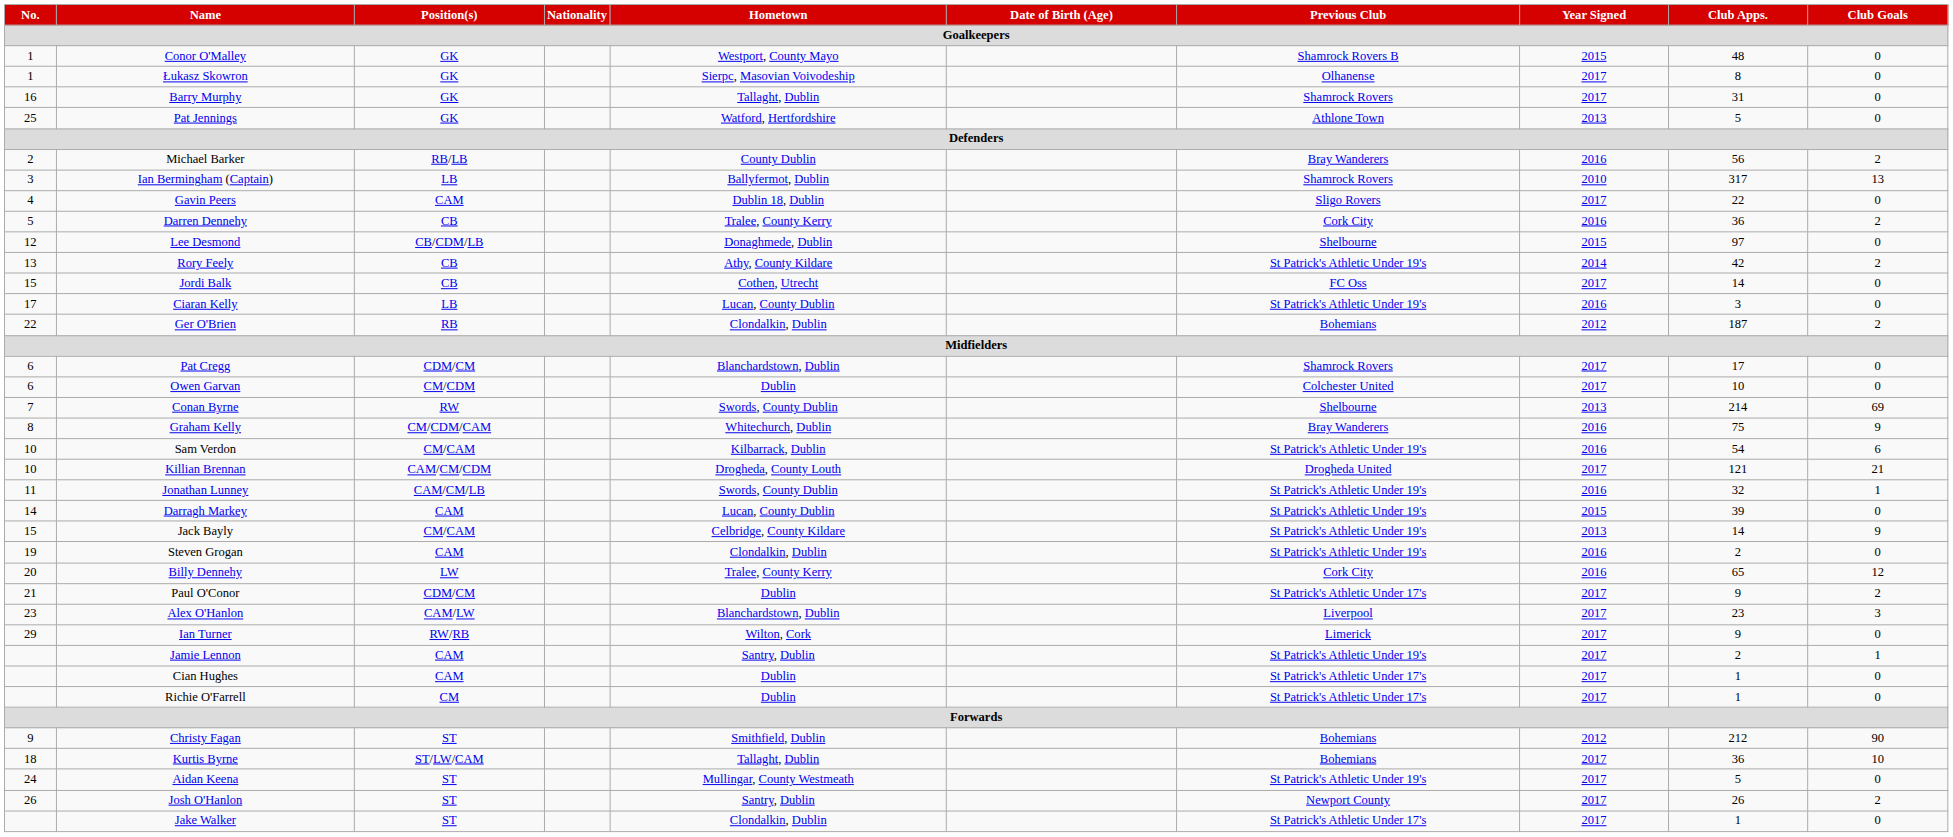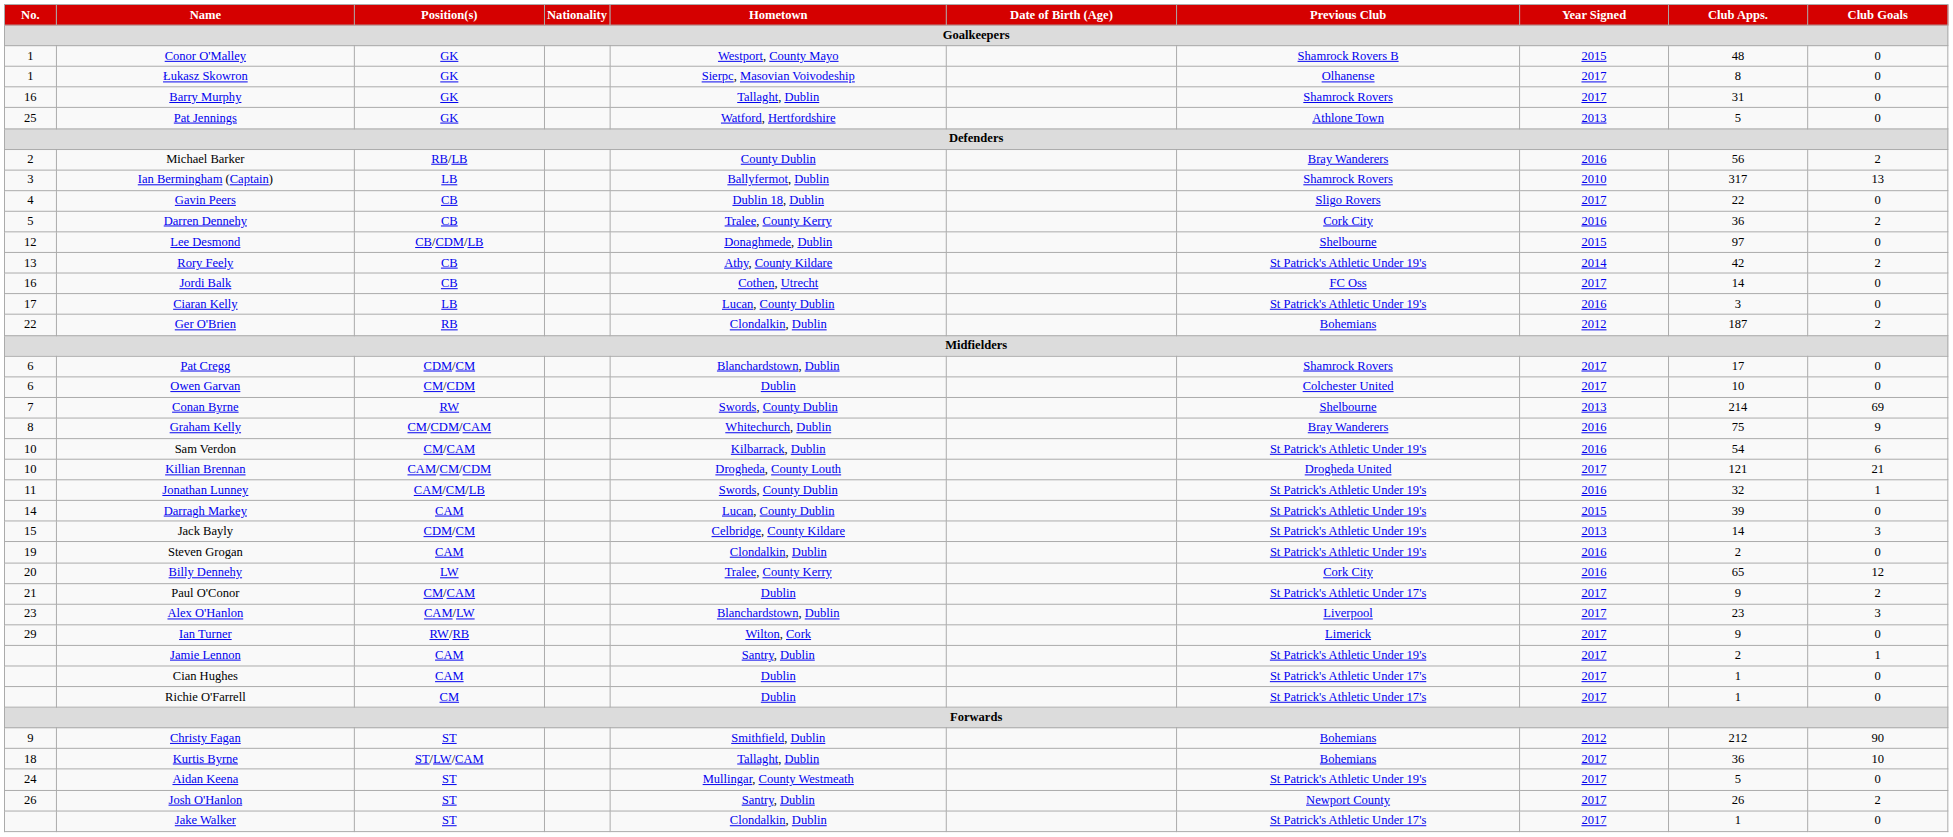(449, 200) CAM -> (449, 200) CB
(30, 283) 15 -> (30, 283) 16
(449, 531) CM/CAM -> (449, 531) CDM/CM
(1878, 531) 9 -> (1878, 531) 3
(449, 593) CDM/CM -> (449, 593) CM/CAM
